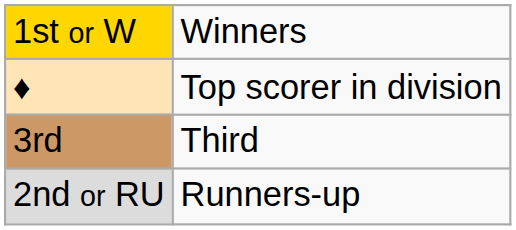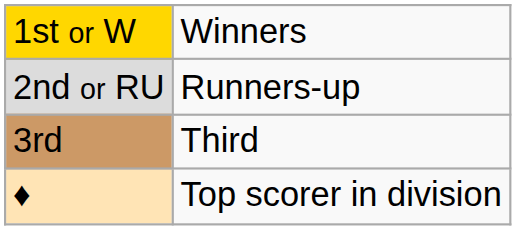rows swapped: (89, 195) <-> (22, 86)
